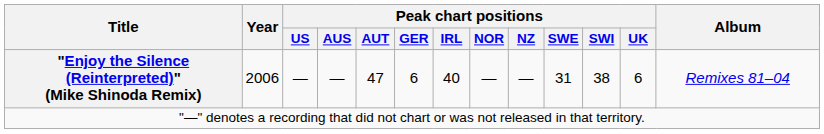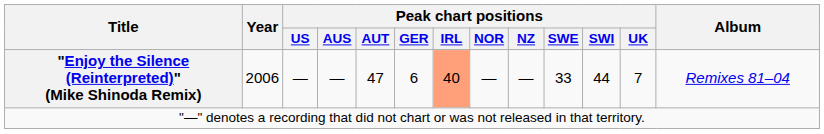(451, 78) no background -> (451, 78) lightsalmon background
(563, 78) 31 -> (563, 78) 33
(602, 78) 38 -> (602, 78) 44
(638, 78) 6 -> (638, 78) 7
